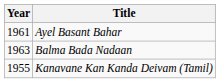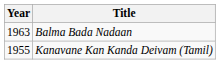- row: (79, 31)
